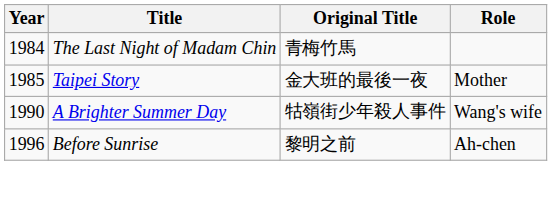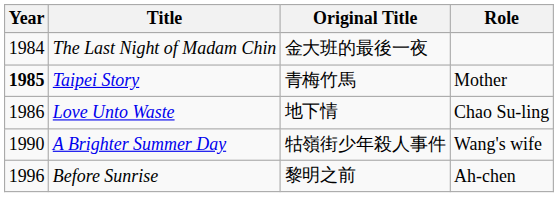(320, 48) 青梅竹馬 -> (356, 48) 金大班的最後一夜
(27, 80) normal -> (27, 80) bold
(356, 80) 金大班的最後一夜 -> (320, 80) 青梅竹馬
+ row: (114, 112)
